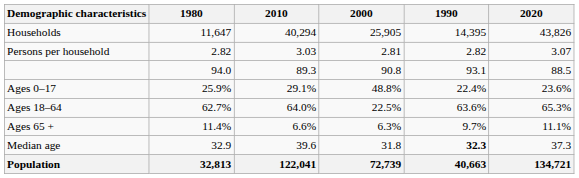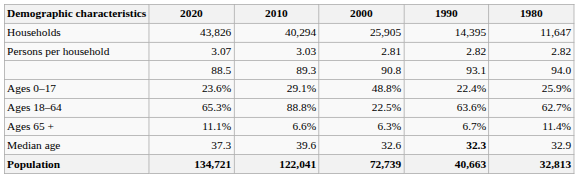columns swapped: (531, 14) <-> (191, 14)
(302, 108) 64.0% -> (302, 108) 88.8%
(474, 126) 9.7% -> (474, 126) 6.7%
(391, 145) 31.8 -> (391, 145) 32.6
